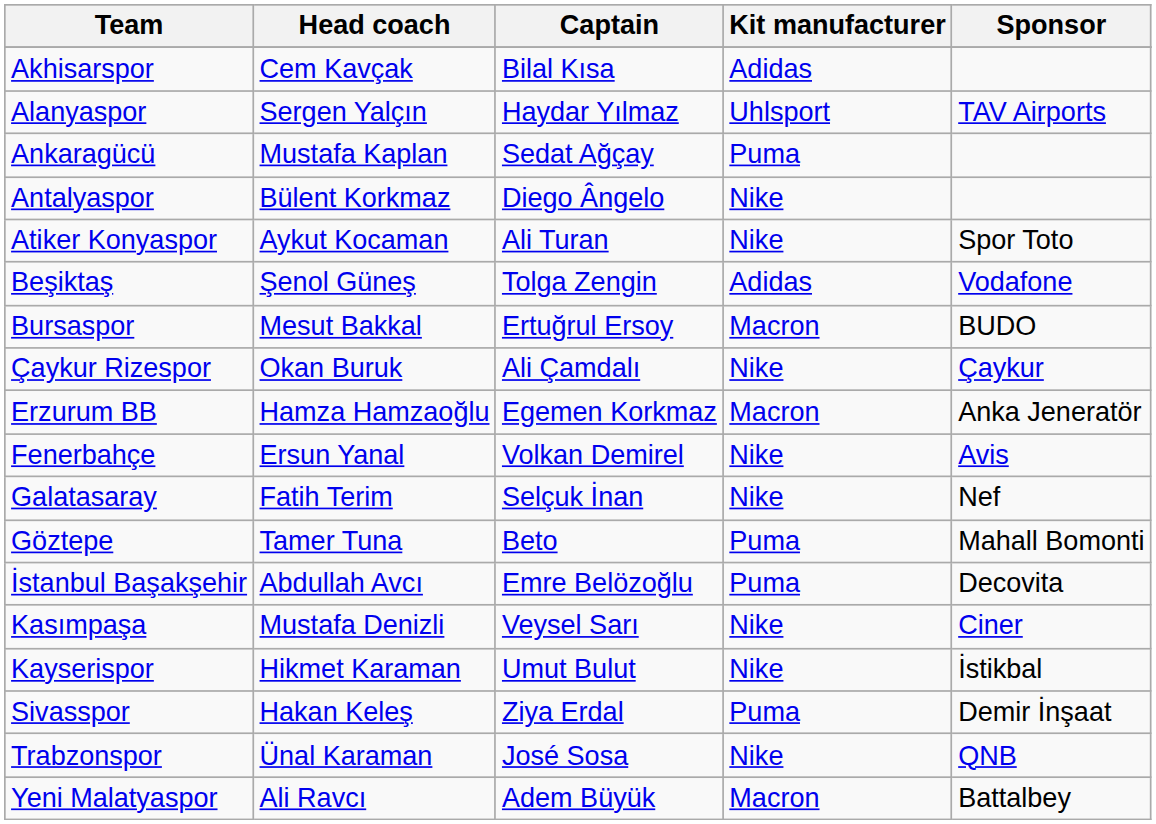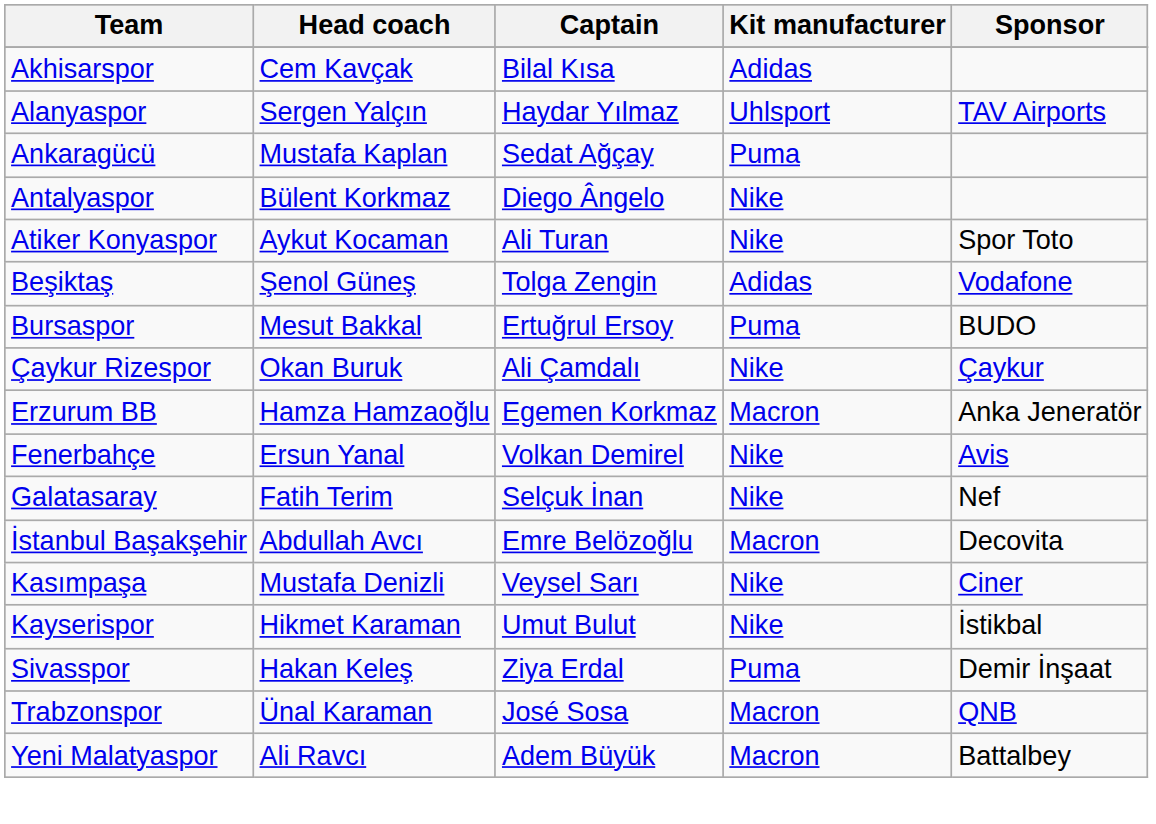(774, 326) Macron -> (765, 326) Puma
- row: (62, 540)
(765, 583) Puma -> (774, 540) Macron
(756, 754) Nike -> (774, 712) Macron
